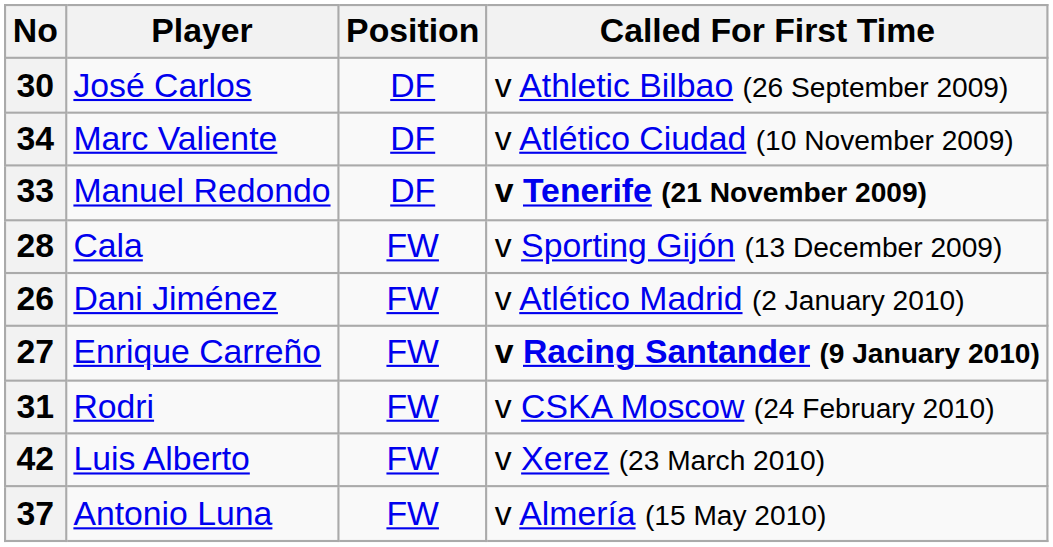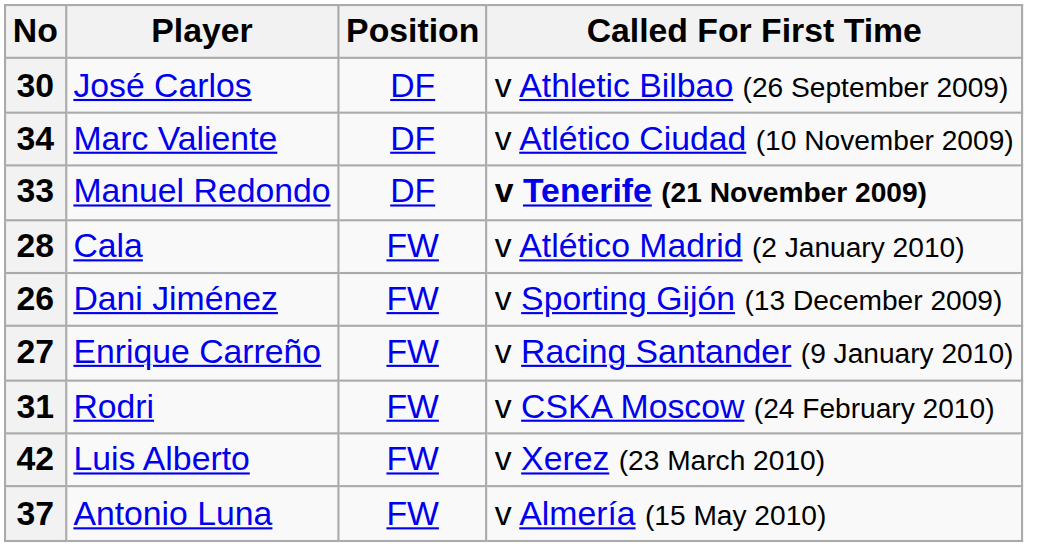(749, 245) v Sporting Gijón (13 December 2009) -> (730, 245) v Atlético Madrid (2 January 2010)
(730, 298) v Atlético Madrid (2 January 2010) -> (749, 298) v Sporting Gijón (13 December 2009)
(767, 352) bold -> (754, 352) normal
